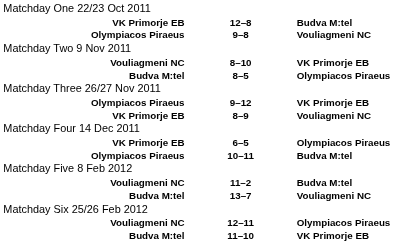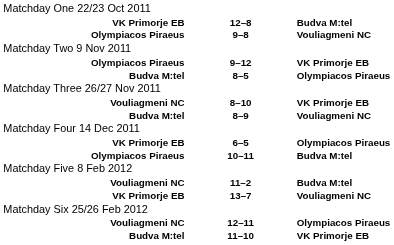rows swapped: (241, 62) <-> (241, 102)
(148, 115) VK Primorje EB -> (157, 115) Budva M:tel
(157, 196) Budva M:tel -> (148, 196) VK Primorje EB
